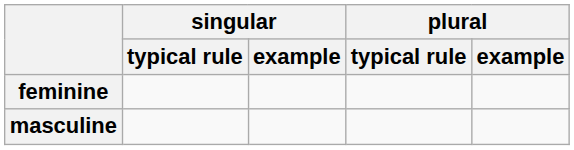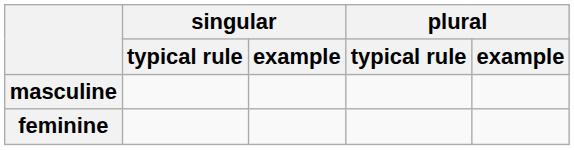rows swapped: (63, 126) <-> (63, 91)
